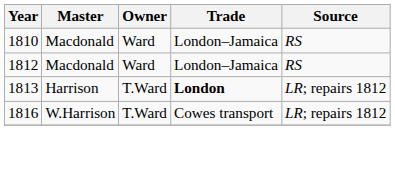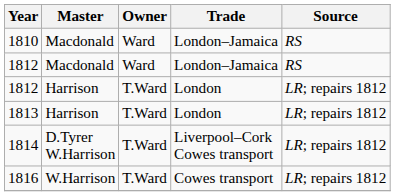+ row: (23, 88)
(199, 88) bold -> (198, 112) normal
+ row: (23, 145)
